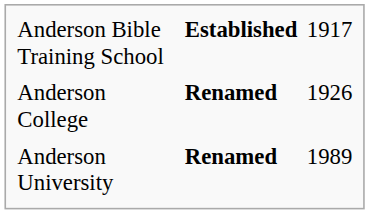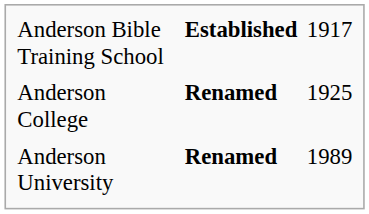(330, 92) 1926 -> (330, 92) 1925
